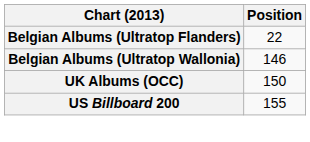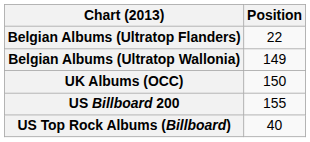(275, 59) 146 -> (275, 59) 149
+ row: (124, 125)
